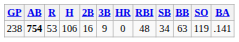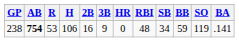(182, 28) 63 -> (182, 28) 59
